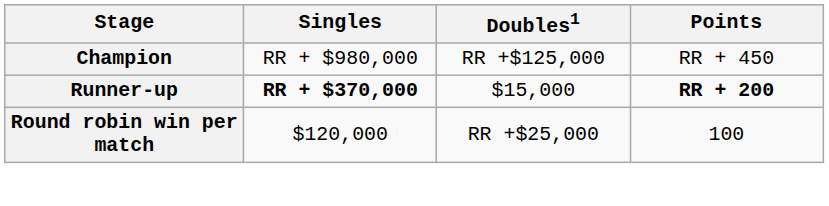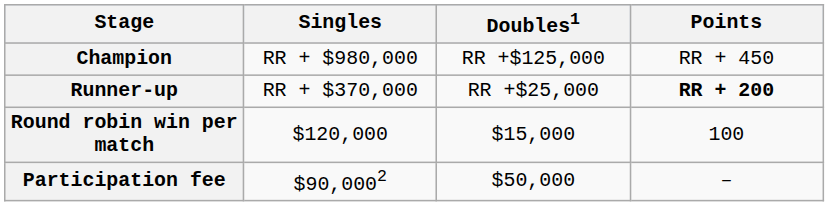(340, 91) bold -> (340, 91) normal
(533, 91) $15,000 -> (533, 91) RR +$25,000
(533, 135) RR +$25,000 -> (533, 135) $15,000
+ row: (124, 181)
